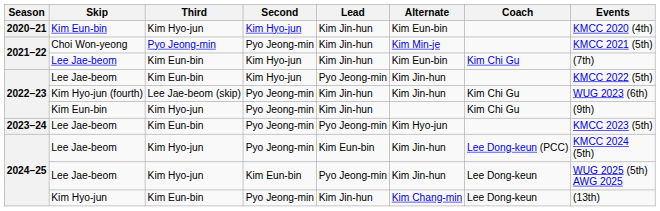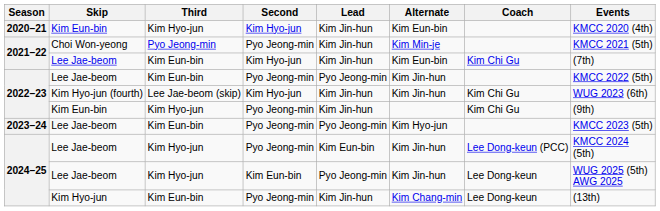(274, 77) Kim Hyo-jun -> (280, 77) Pyo Jeong-min
(280, 93) Pyo Jeong-min -> (274, 93) Kim Hyo-jun
